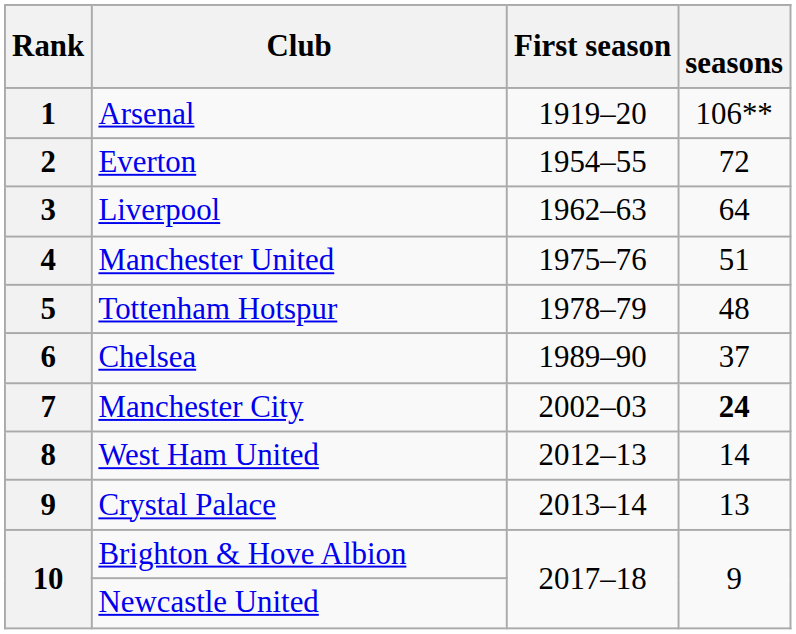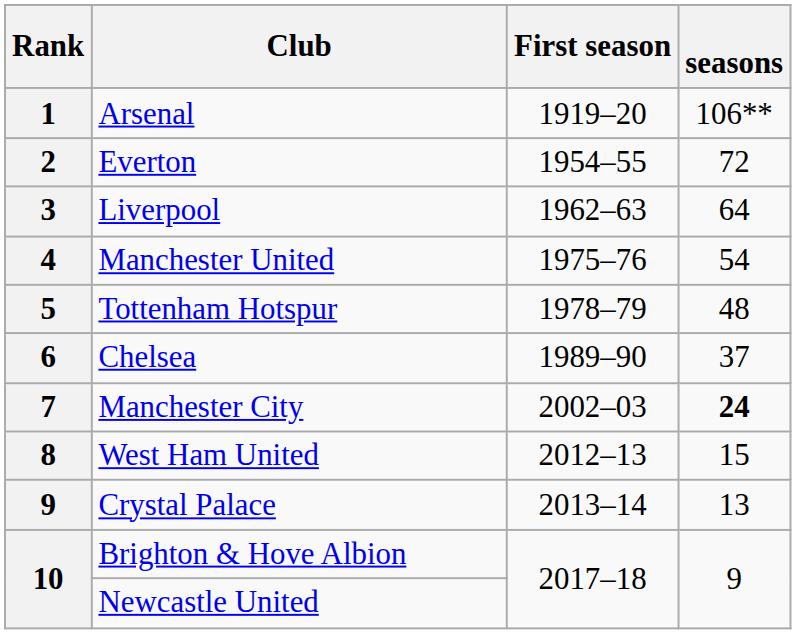(734, 259) 51 -> (734, 259) 54
(734, 455) 14 -> (734, 455) 15
